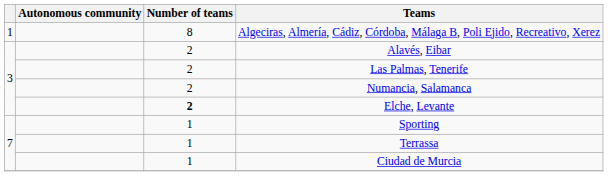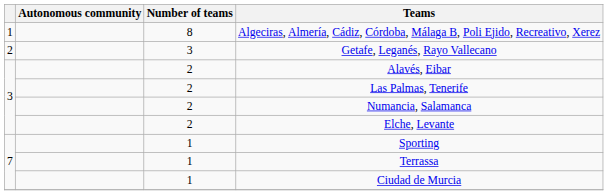+ row: (419, 50)
(190, 106) bold -> (190, 124) normal
